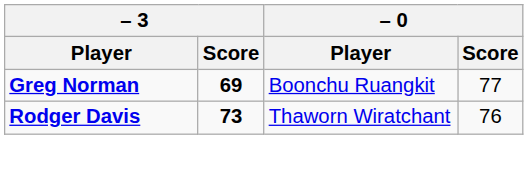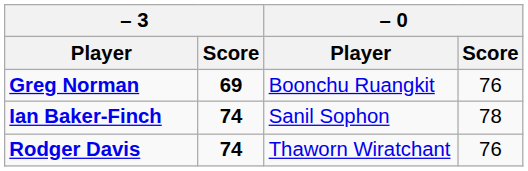(490, 85) 77 -> (490, 85) 76
+ row: (86, 117)
(231, 117) 73 -> (231, 149) 74
